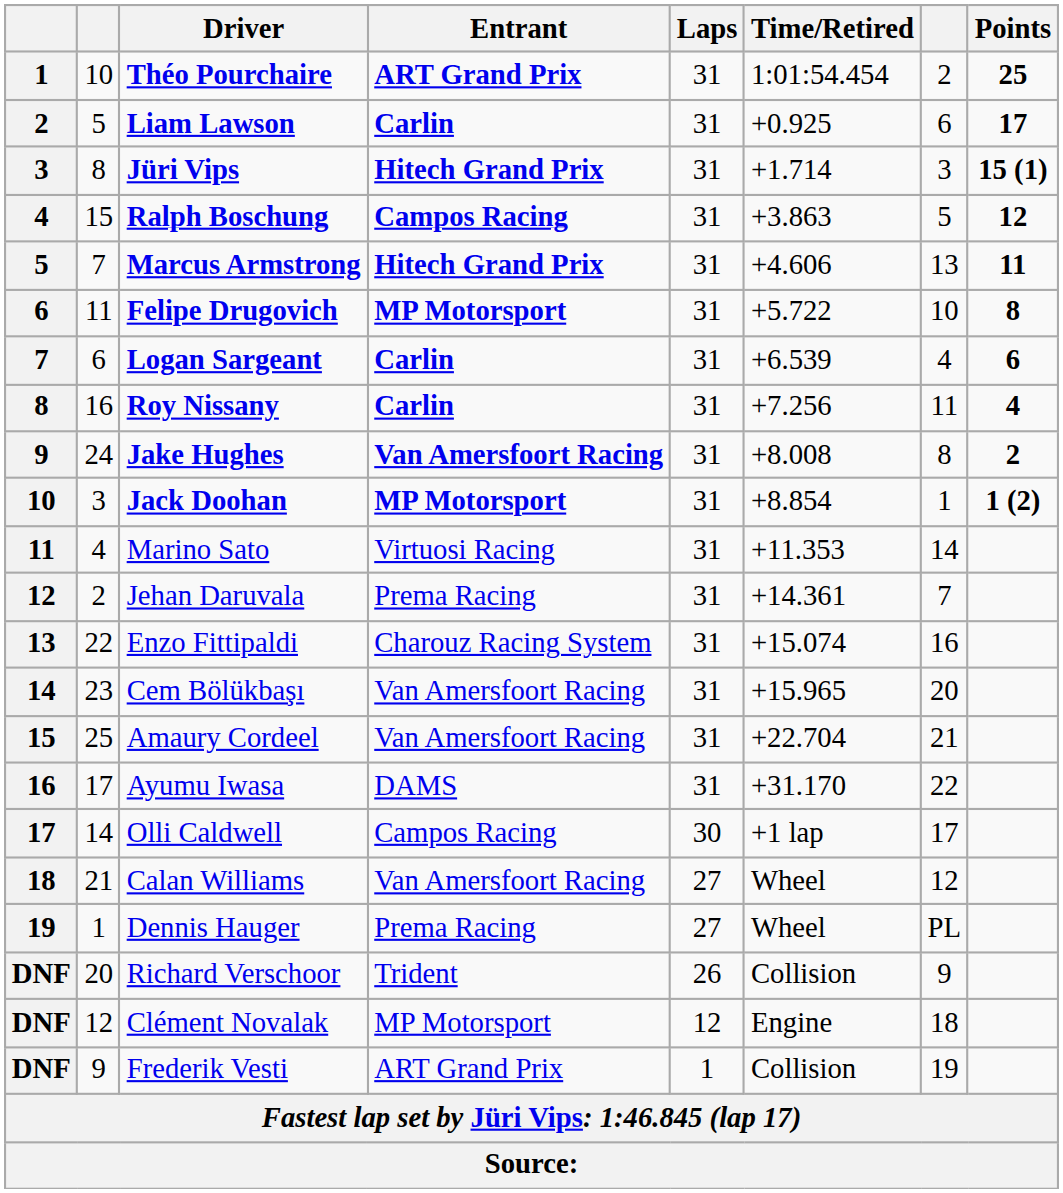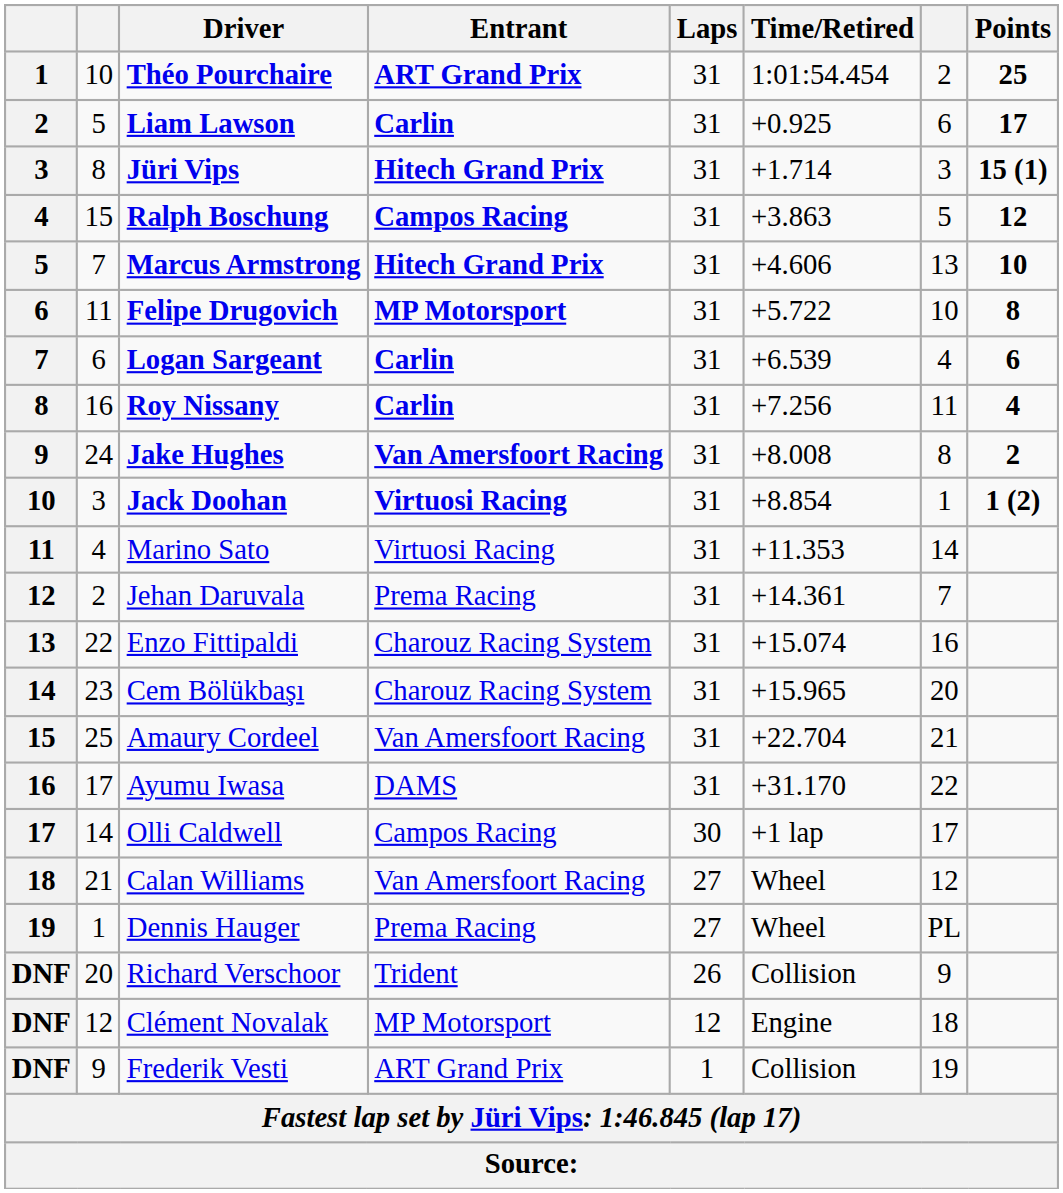(1013, 264) 11 -> (1013, 264) 10
(470, 501) MP Motorsport -> (471, 501) Virtuosi Racing
(510, 690) Van Amersfoort Racing -> (513, 690) Charouz Racing System
